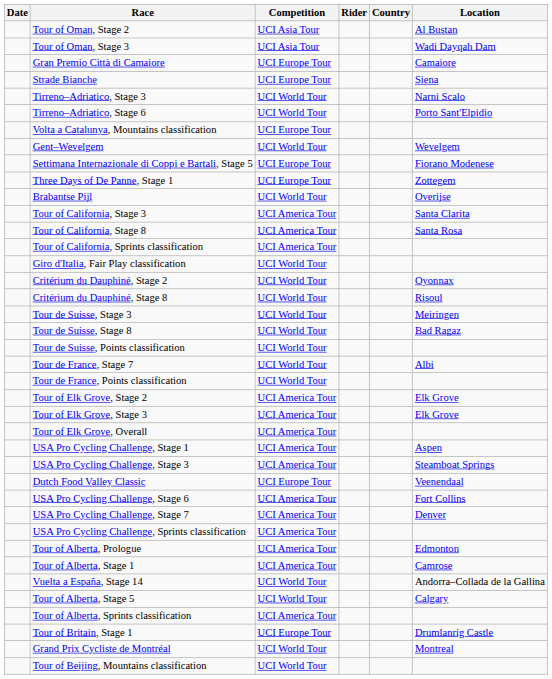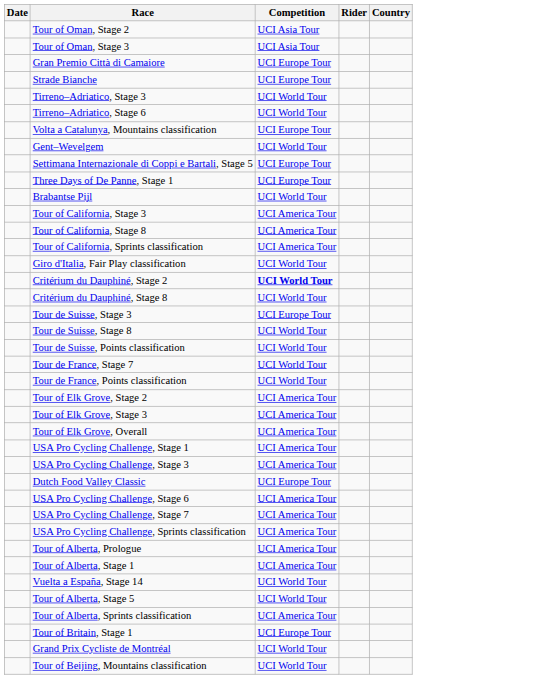- column: (480, 12)
(292, 280) normal -> (295, 280) bold
(292, 314) UCI World Tour -> (294, 314) UCI Europe Tour
